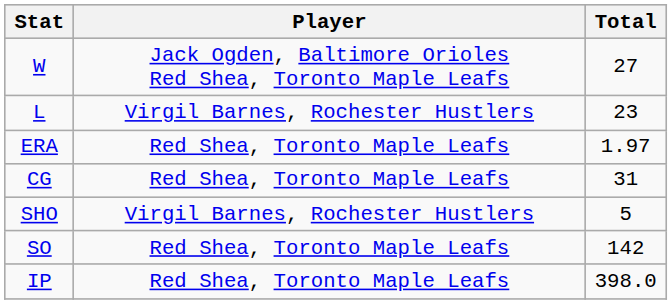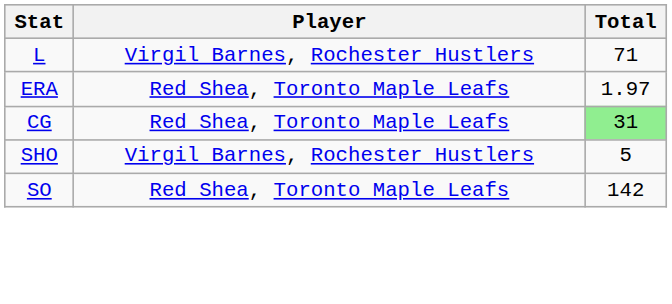- row: (39, 67)
(626, 113) 23 -> (626, 55) 71
(626, 180) no background -> (626, 123) lightgreen background
- row: (39, 281)
